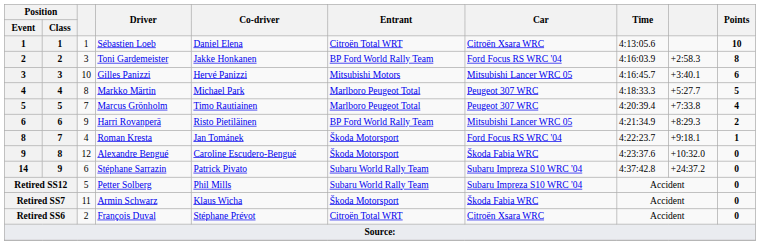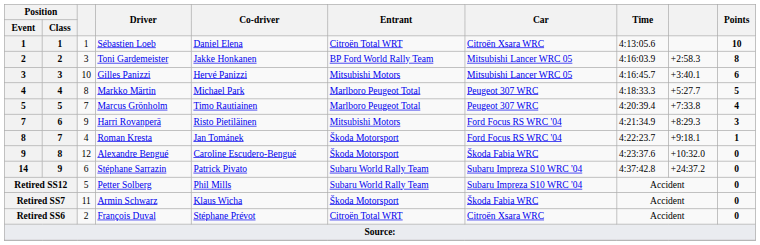(514, 59) Ford Focus RS WRC '04 -> (520, 59) Mitsubishi Lancer WRC 05
(23, 121) 6 -> (23, 121) 7
(382, 121) BP Ford World Rally Team -> (365, 121) Mitsubishi Motors
(520, 121) Mitsubishi Lancer WRC 05 -> (514, 121) Ford Focus RS WRC '04
(737, 121) 2 -> (737, 121) 3
